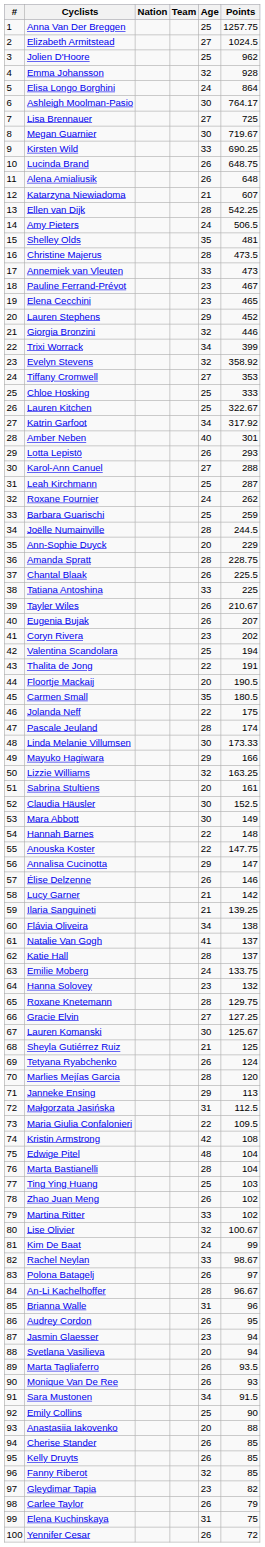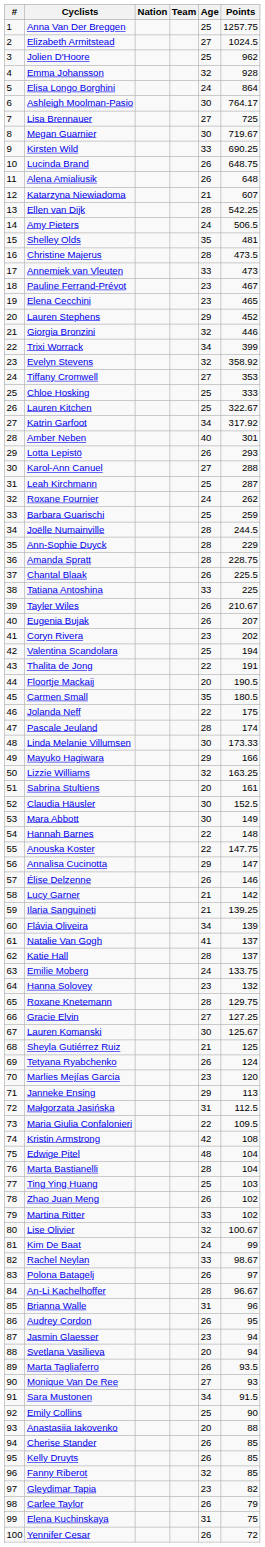(206, 544) 20 -> (206, 544) 28
(250, 925) 138 -> (250, 925) 139
(206, 1077) 28 -> (206, 1077) 23
(206, 1382) 26 -> (206, 1382) 27
